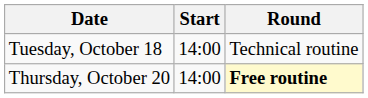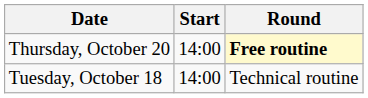rows swapped: (85, 48) <-> (89, 78)
